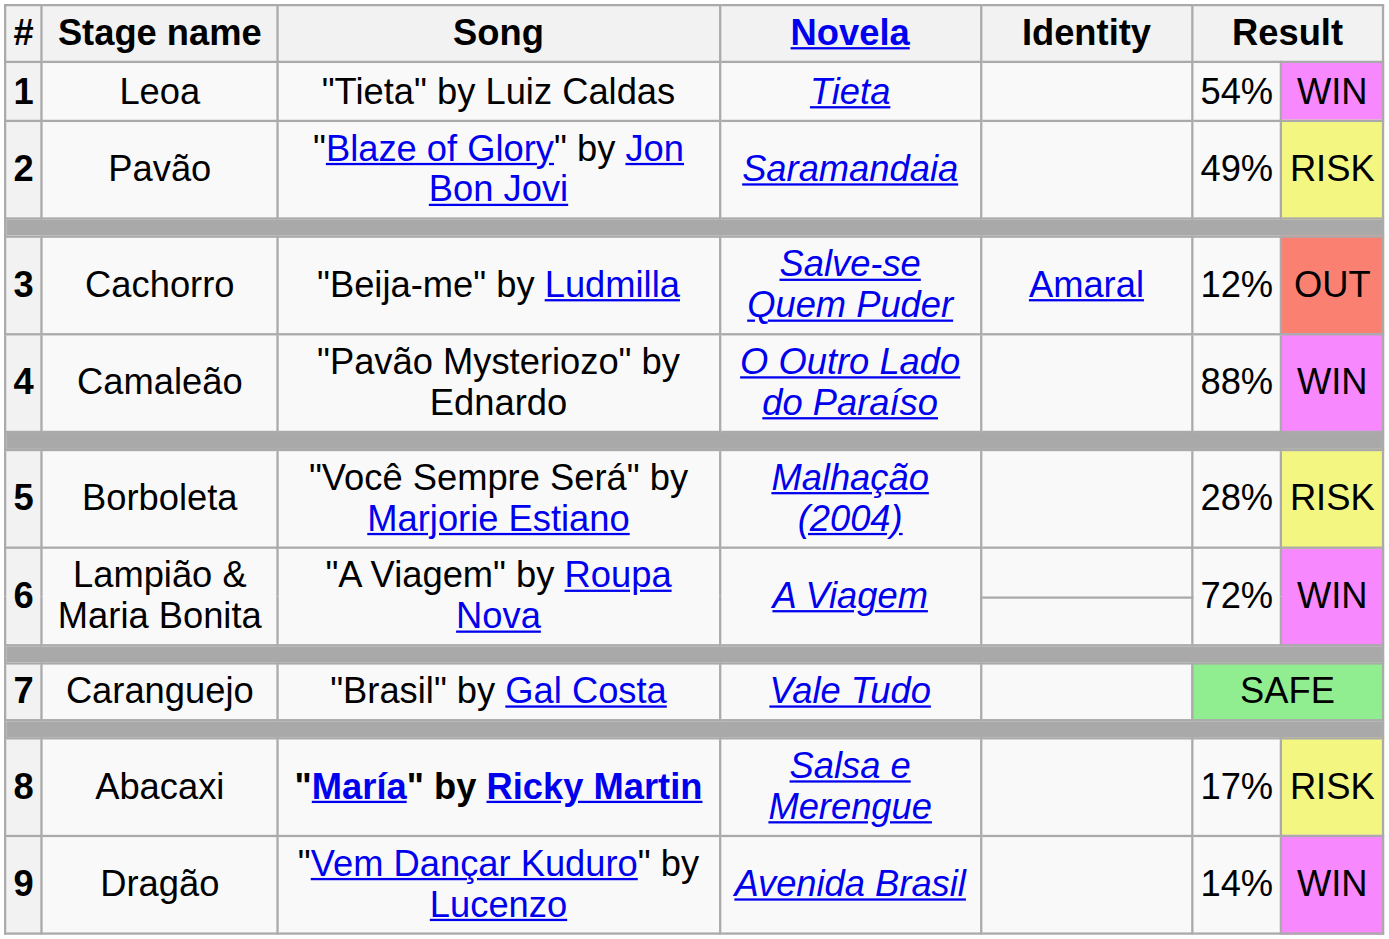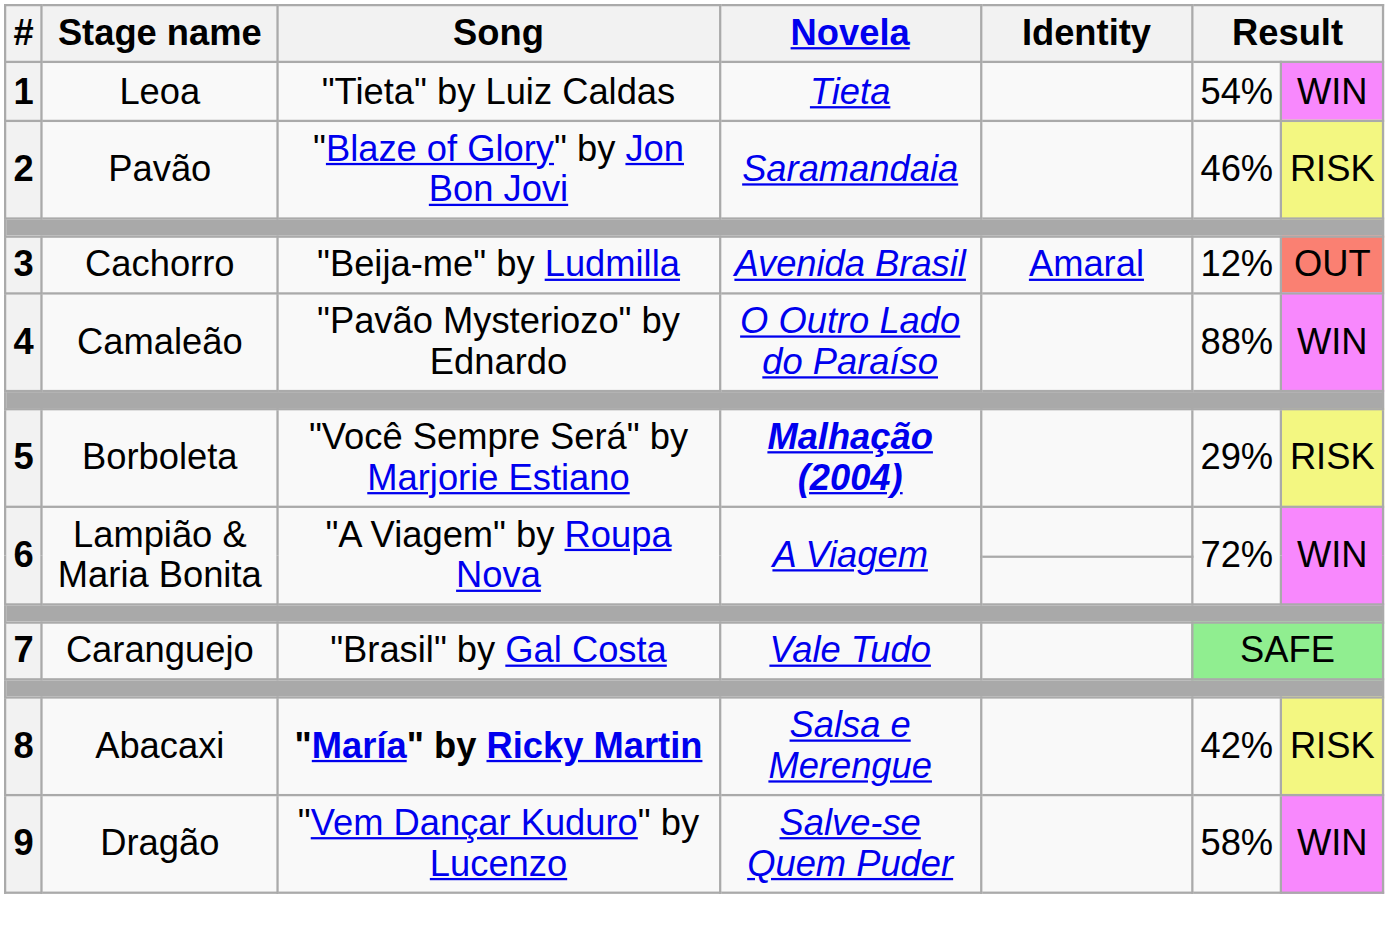(1237, 168) 49% -> (1237, 168) 46%
(850, 284) Salve-se Quem Puder -> (850, 263) Avenida Brasil
(850, 497) normal -> (850, 456) bold
(1237, 497) 28% -> (1237, 456) 29%
(1237, 785) 17% -> (1237, 744) 42%
(850, 884) Avenida Brasil -> (850, 843) Salve-se Quem Puder
(1237, 884) 14% -> (1237, 843) 58%
